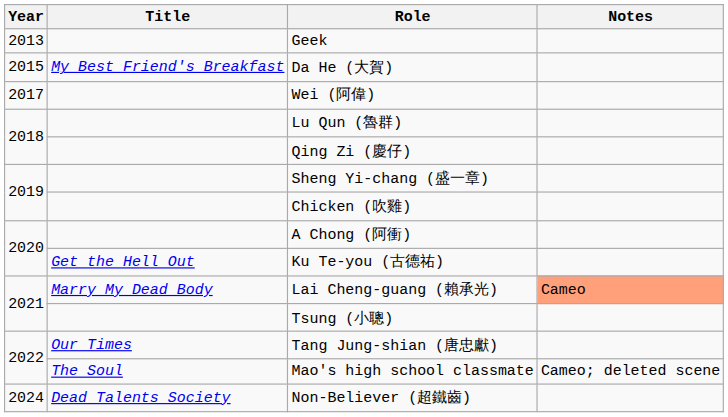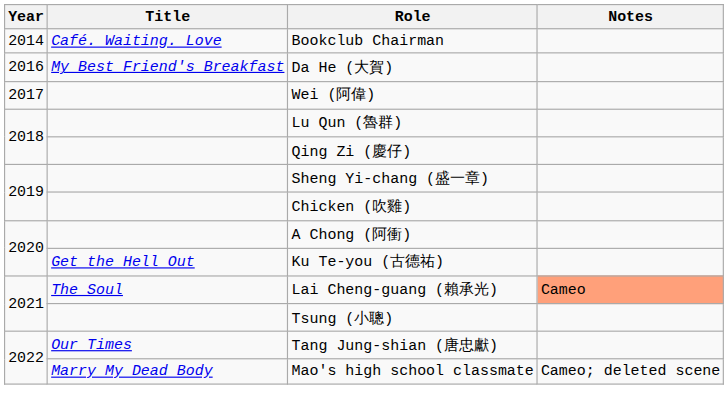- row: (309, 41)
+ row: (368, 41)
(26, 67) 2015 -> (26, 67) 2016
(132, 290) Marry My Dead Body -> (87, 290) The Soul
(87, 371) The Soul -> (132, 371) Marry My Dead Body
- row: (381, 398)
